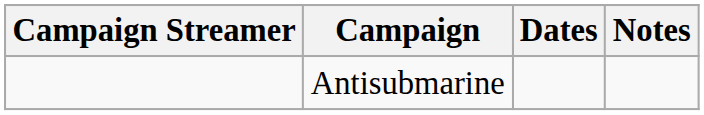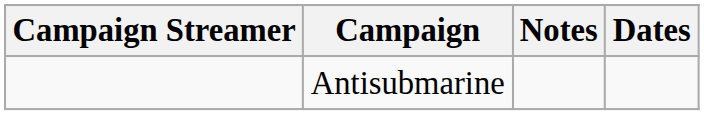columns swapped: (559, 30) <-> (652, 30)
